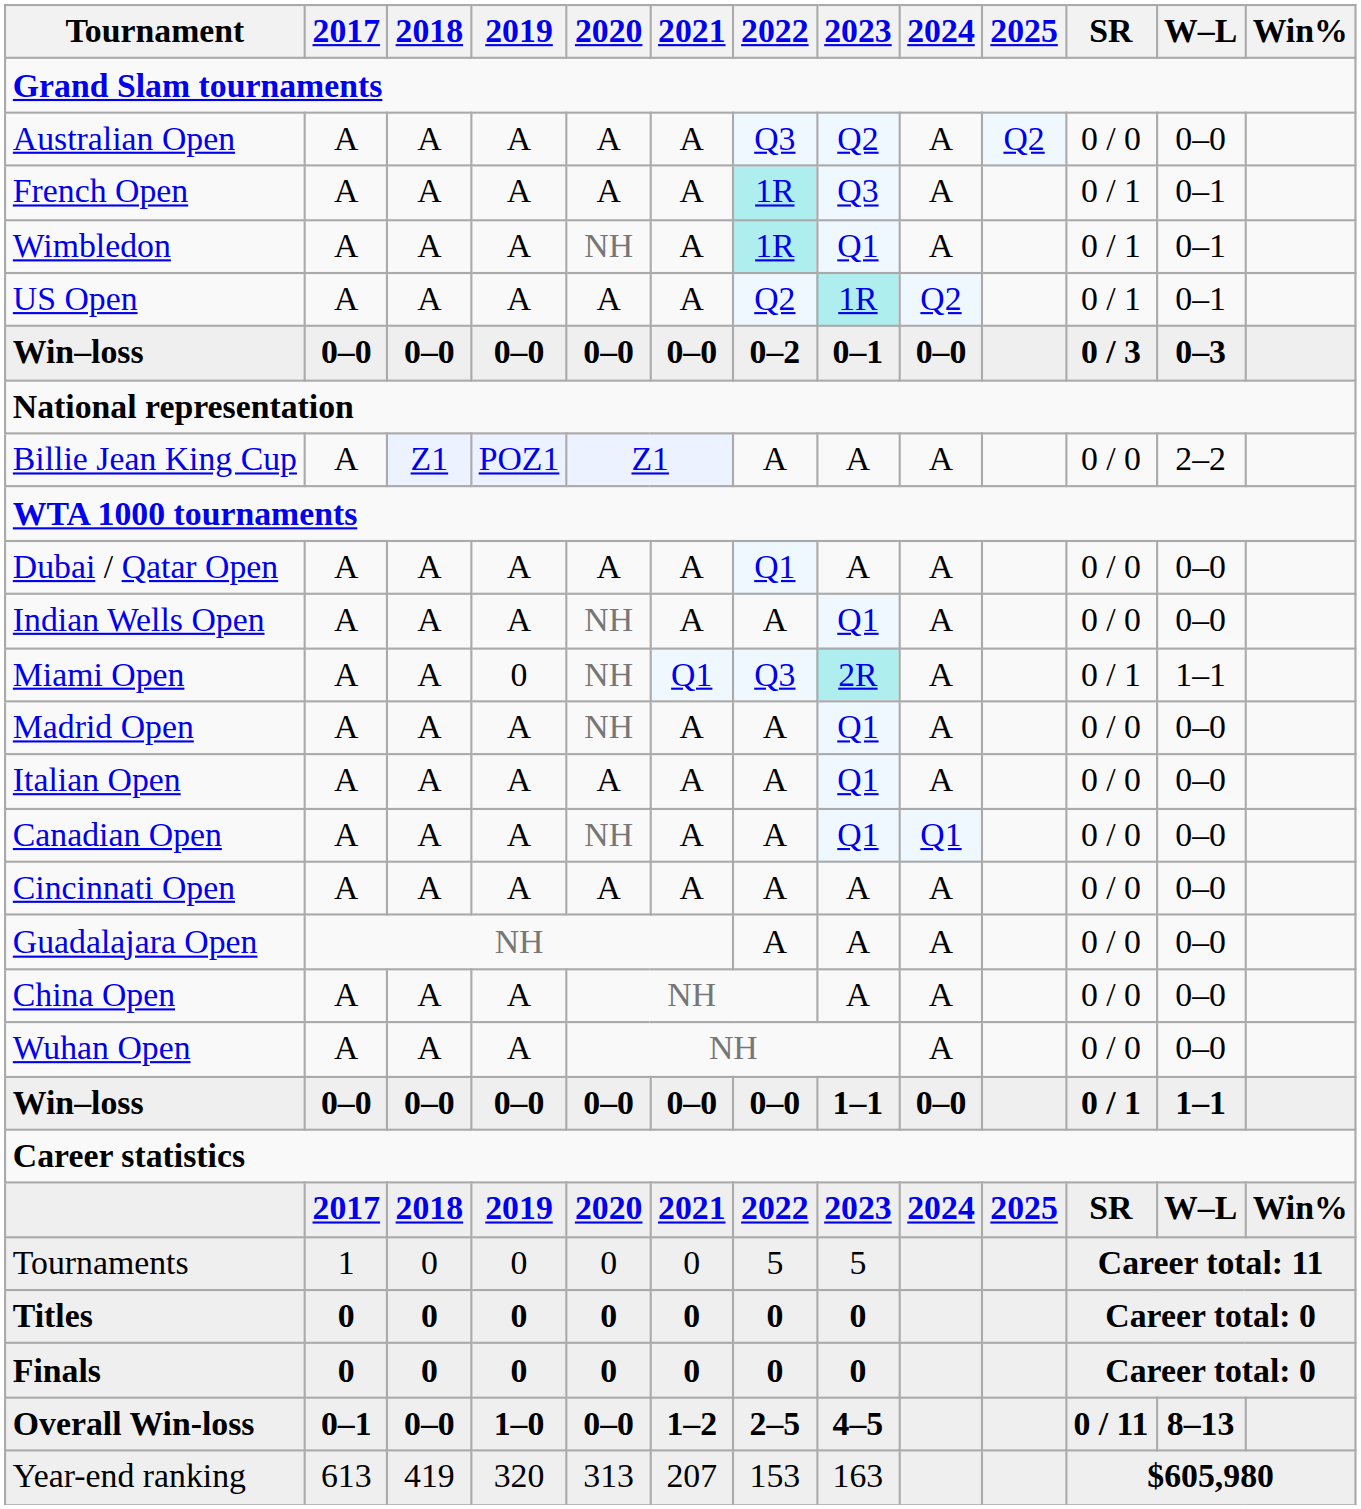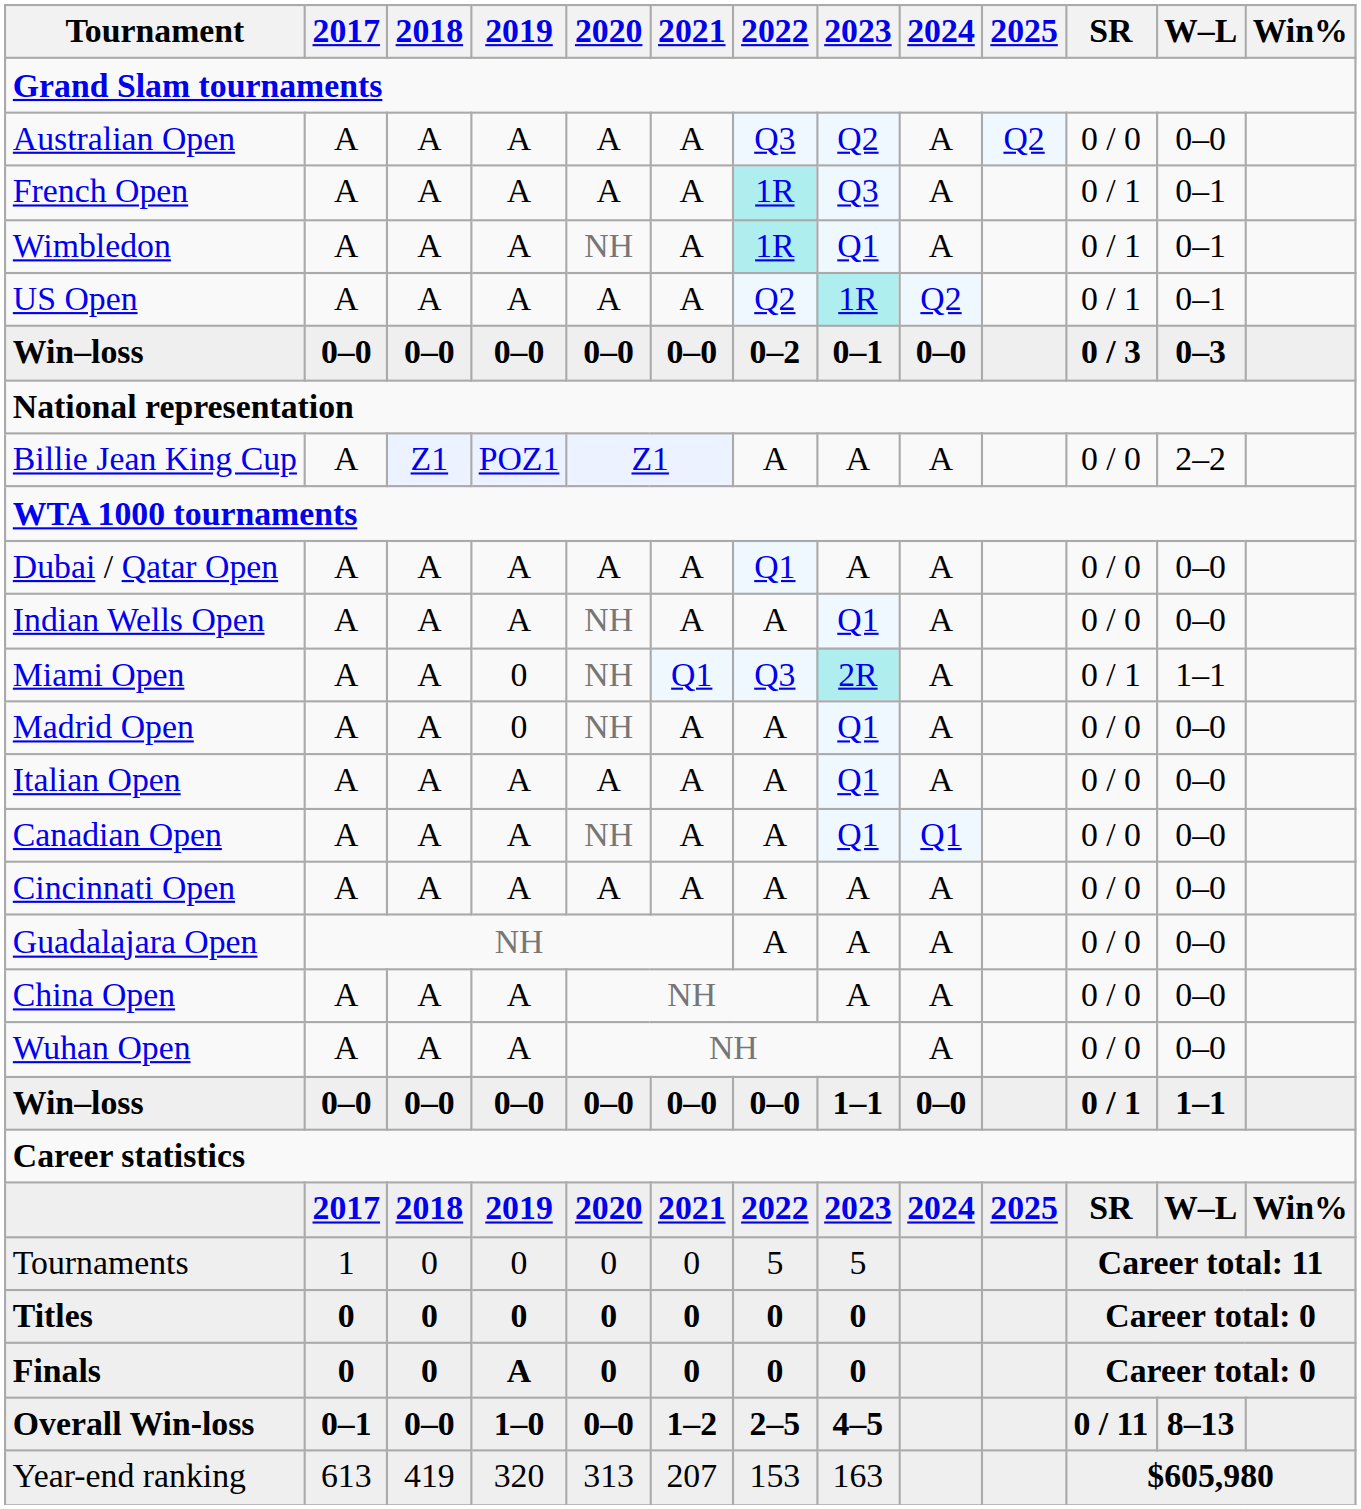(519, 727) A -> (519, 727) 0
(519, 1369) 0 -> (519, 1369) A
